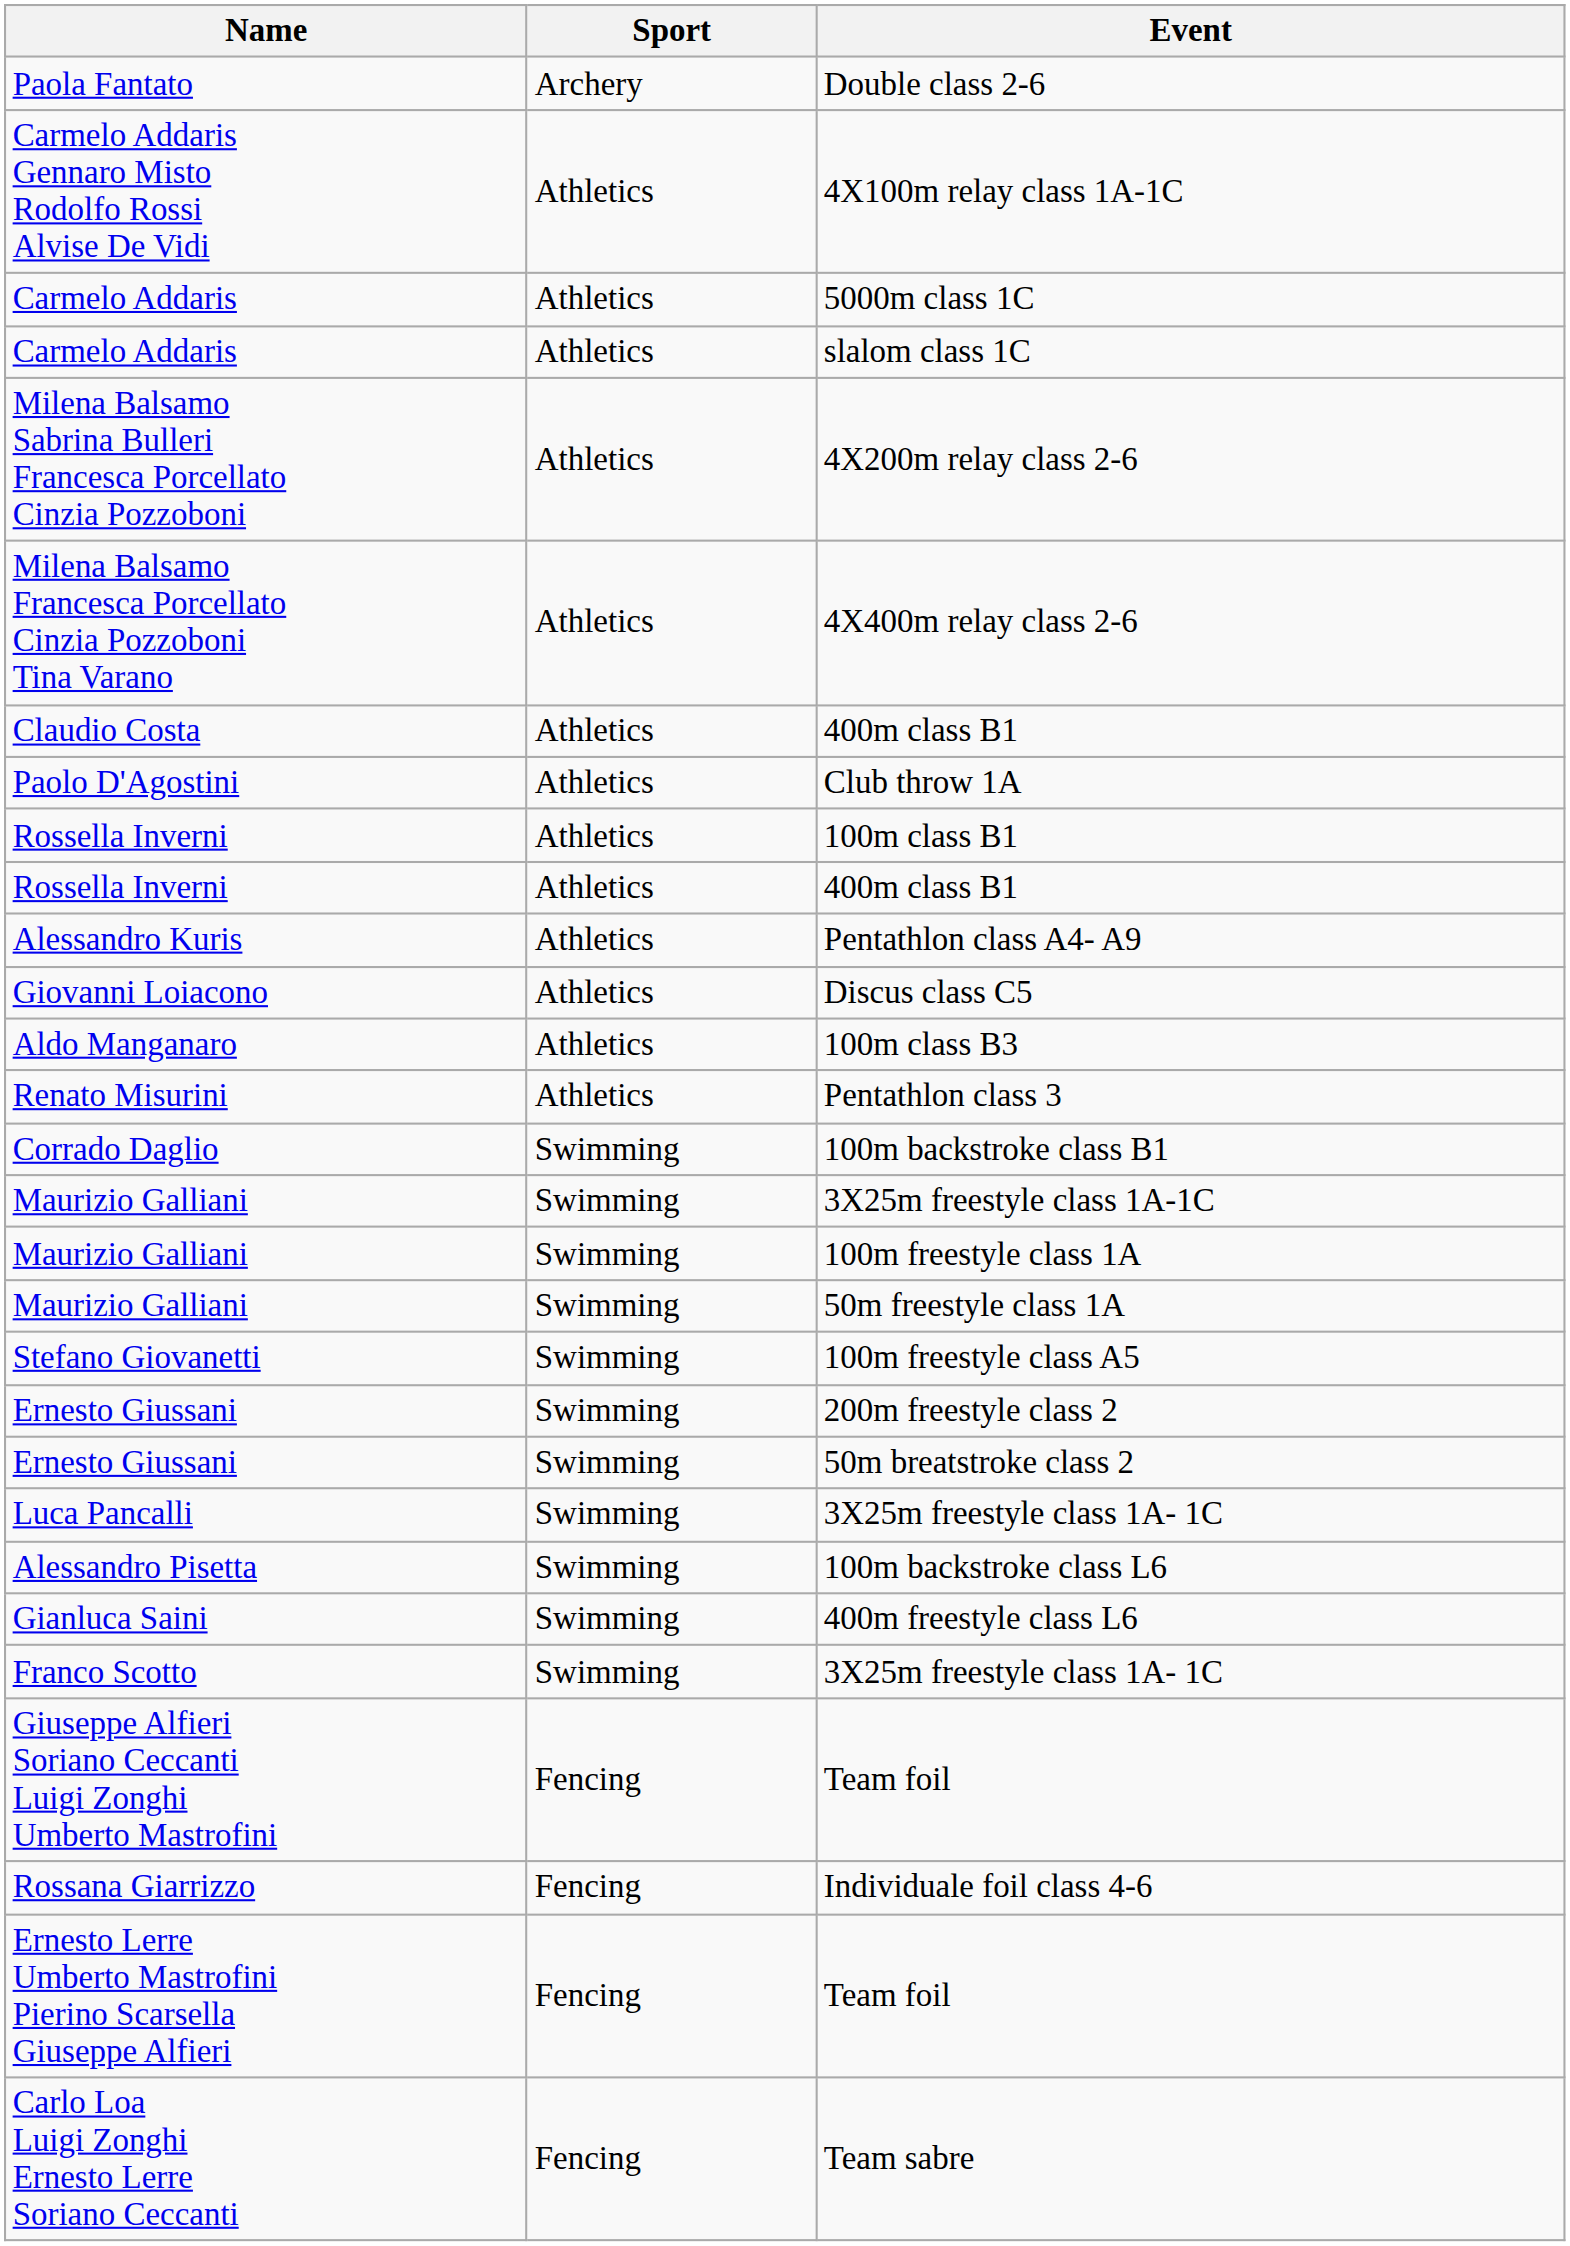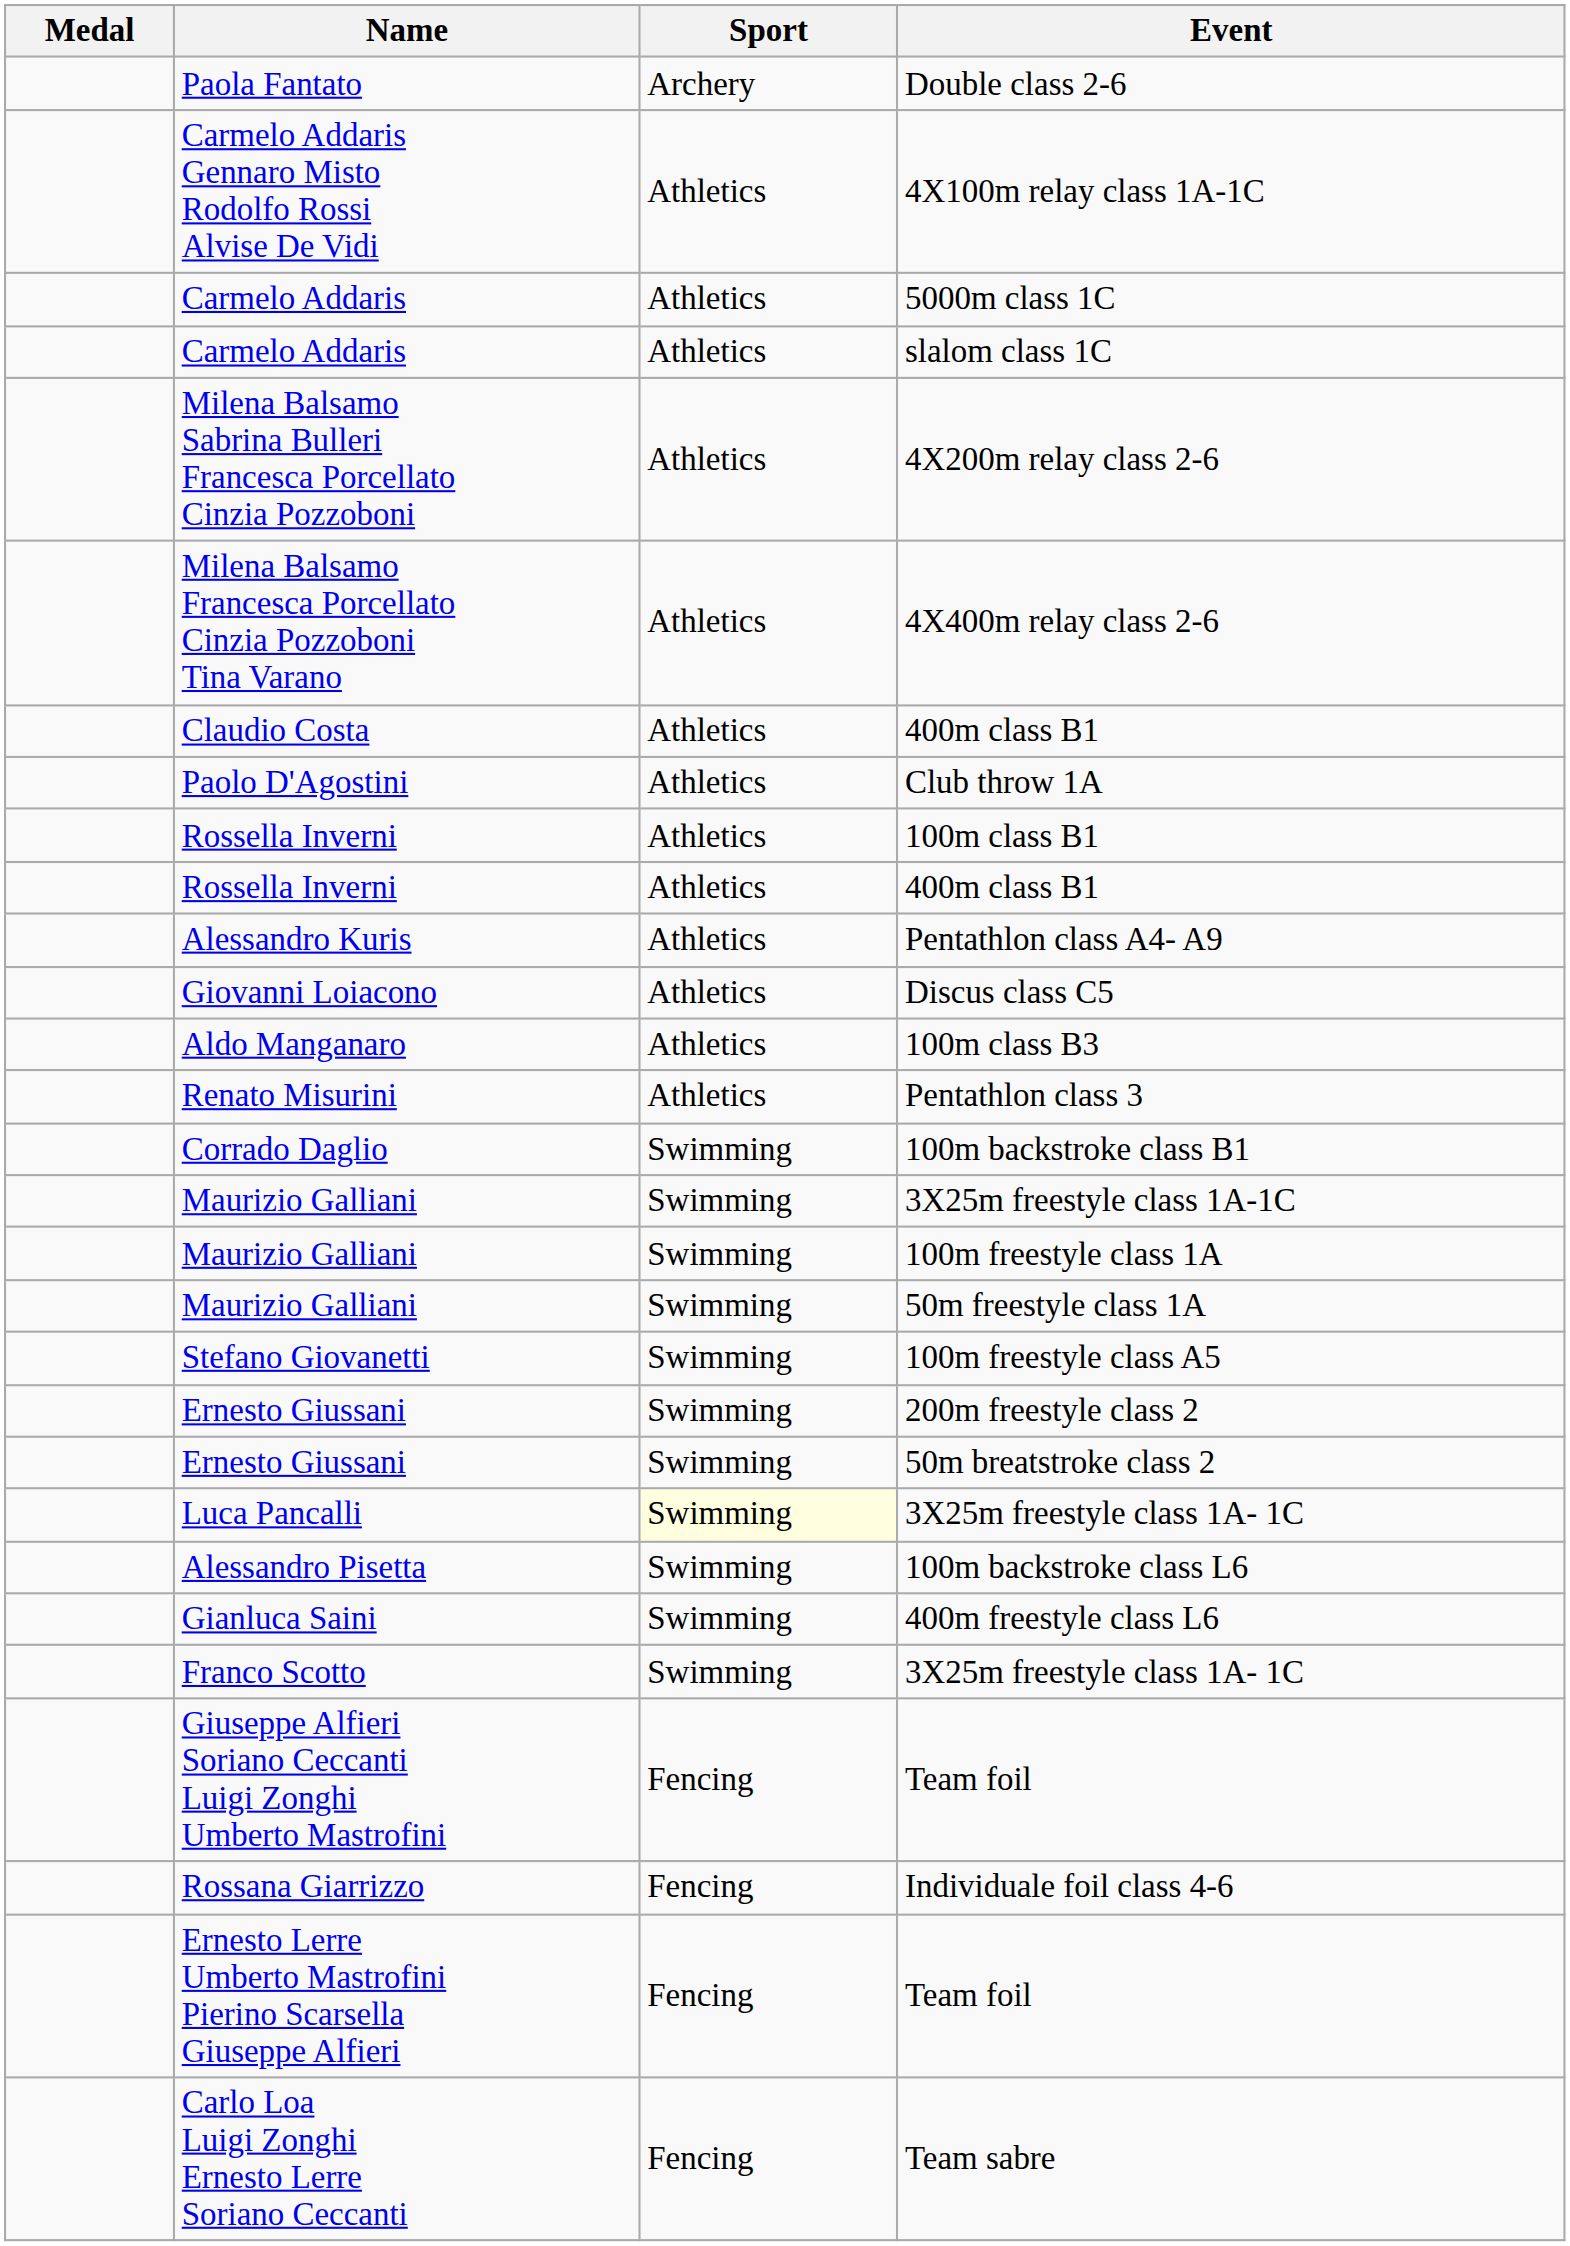+ column: (90, 30)
(607, 1514) no background -> (720, 1514) lightyellow background
